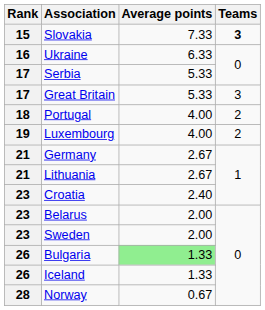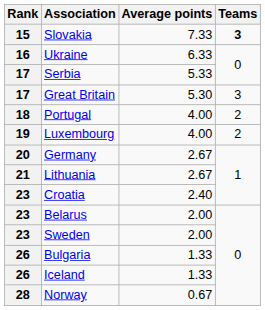(200, 94) 5.33 -> (200, 94) 5.30
(23, 154) 21 -> (23, 154) 20
(200, 255) lightgreen background -> (200, 255) no background
